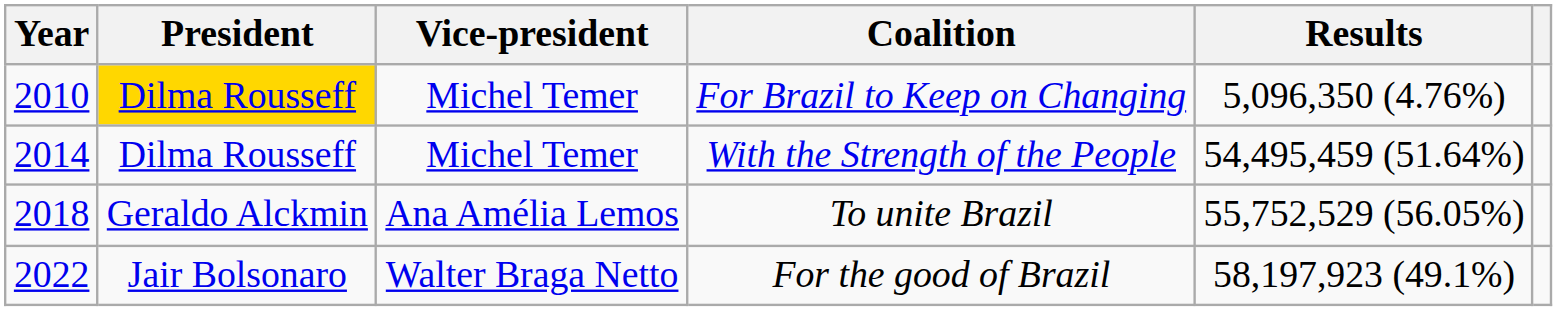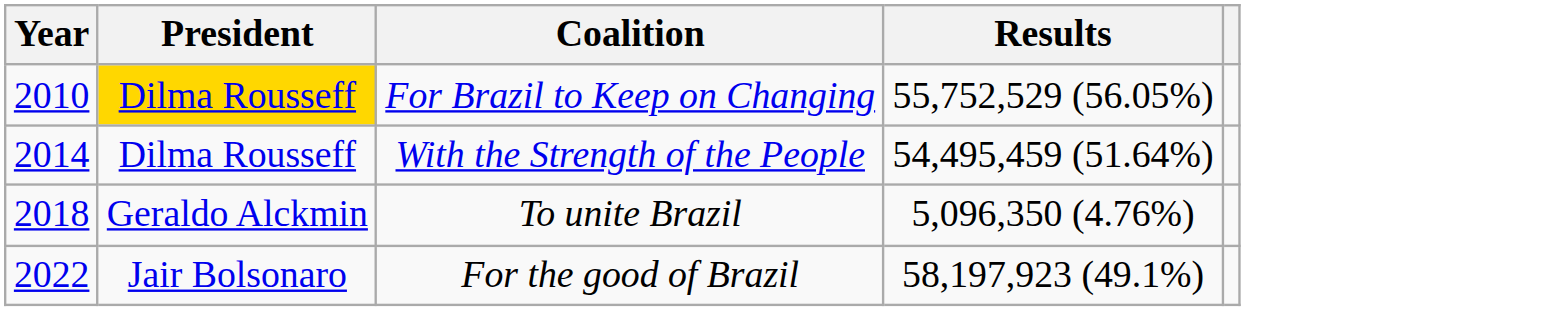- column: (532, 34)
(1364, 94) 5,096,350 (4.76%) -> (1053, 94) 55,752,529 (56.05%)
(1364, 214) 55,752,529 (56.05%) -> (1053, 214) 5,096,350 (4.76%)
